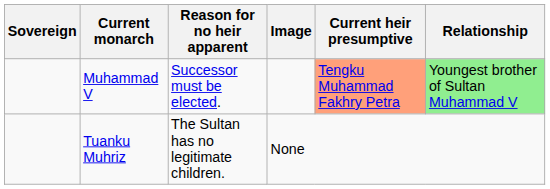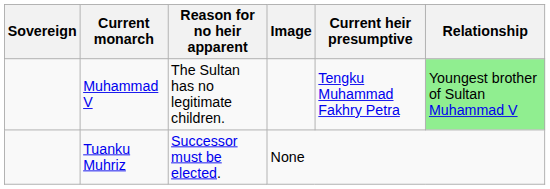(204, 86) Successor must be elected. -> (206, 94) The Sultan has no legitimate children.
(359, 86) lightsalmon background -> (359, 94) no background
(206, 149) The Sultan has no legitimate children. -> (204, 157) Successor must be elected.
